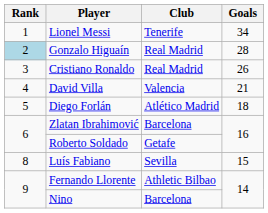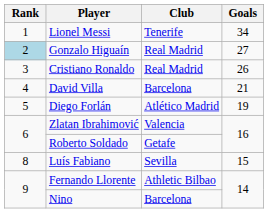(243, 50) 28 -> (243, 50) 27
(164, 87) Valencia -> (168, 87) Barcelona
(243, 106) 18 -> (243, 106) 19
(168, 124) Barcelona -> (164, 124) Valencia
